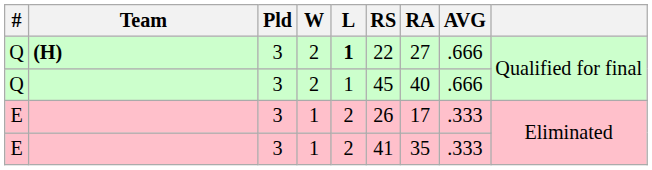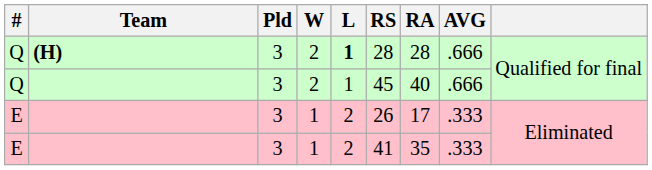(383, 52) 22 -> (383, 52) 28
(420, 52) 27 -> (420, 52) 28
